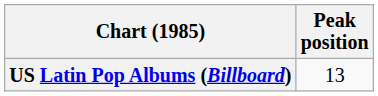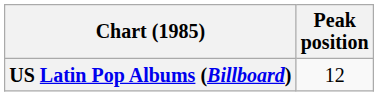(335, 74) 13 -> (335, 74) 12
